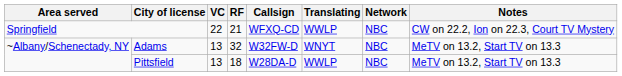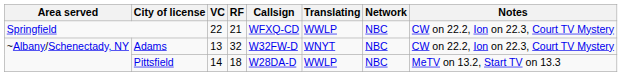(486, 46) MeTV on 13.2, Start TV on 13.3 -> (513, 46) CW on 22.2, Ion on 22.3, Court TV Mystery
(216, 63) 13 -> (216, 63) 14
